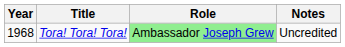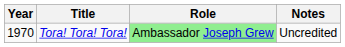(20, 33) 1968 -> (20, 33) 1970
